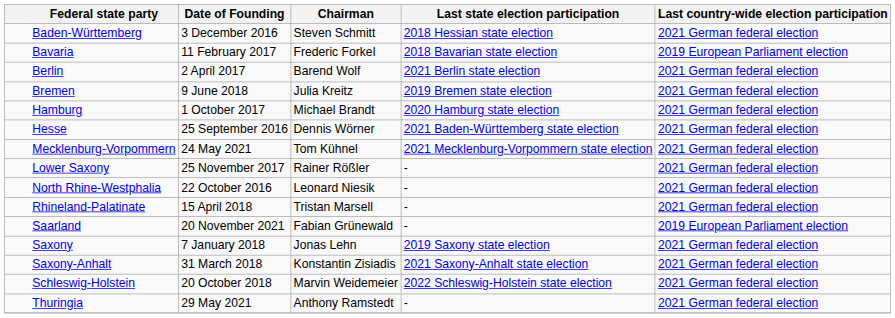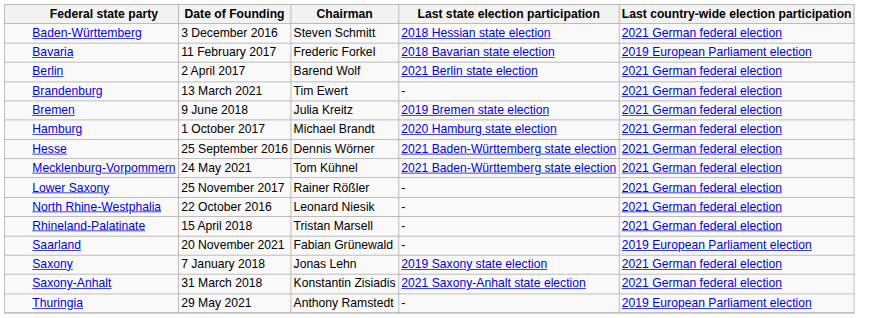+ row: (67, 91)
(528, 149) 2021 Mecklenburg-Vorpommern state election -> (509, 168) 2021 Baden-Württemberg state election
- row: (84, 284)
(738, 303) 2021 German federal election -> (717, 303) 2019 European Parliament election
